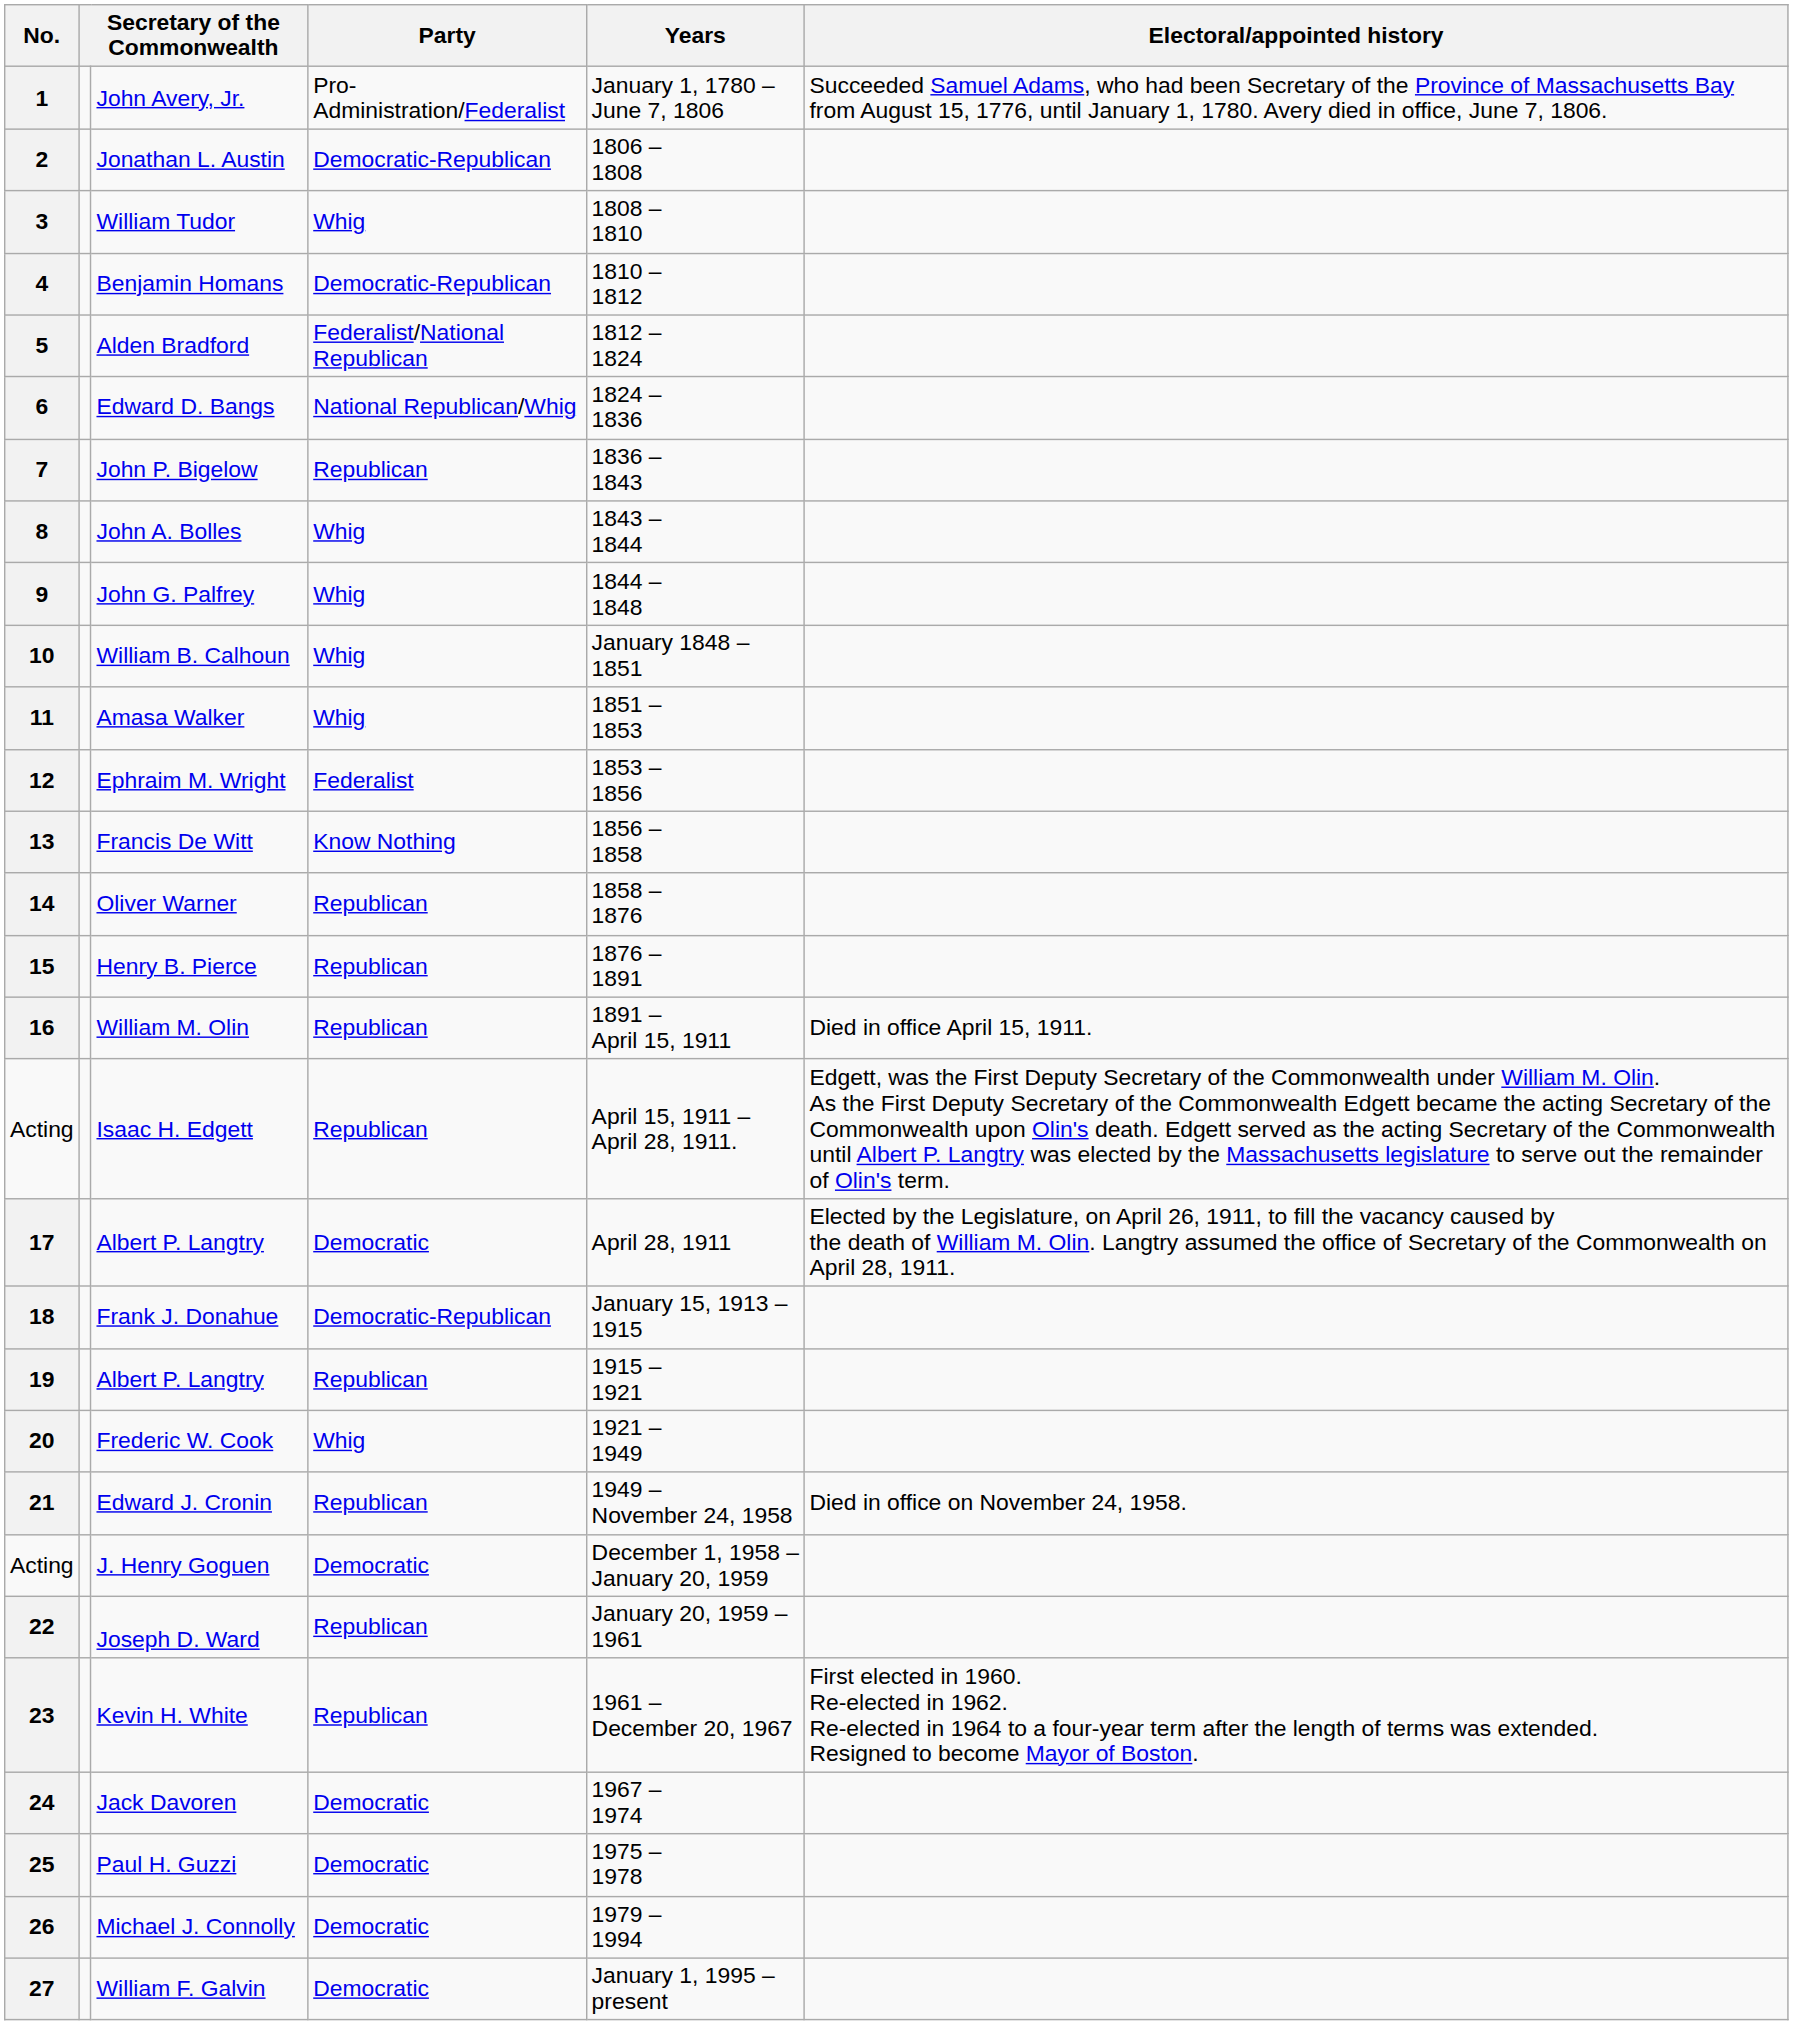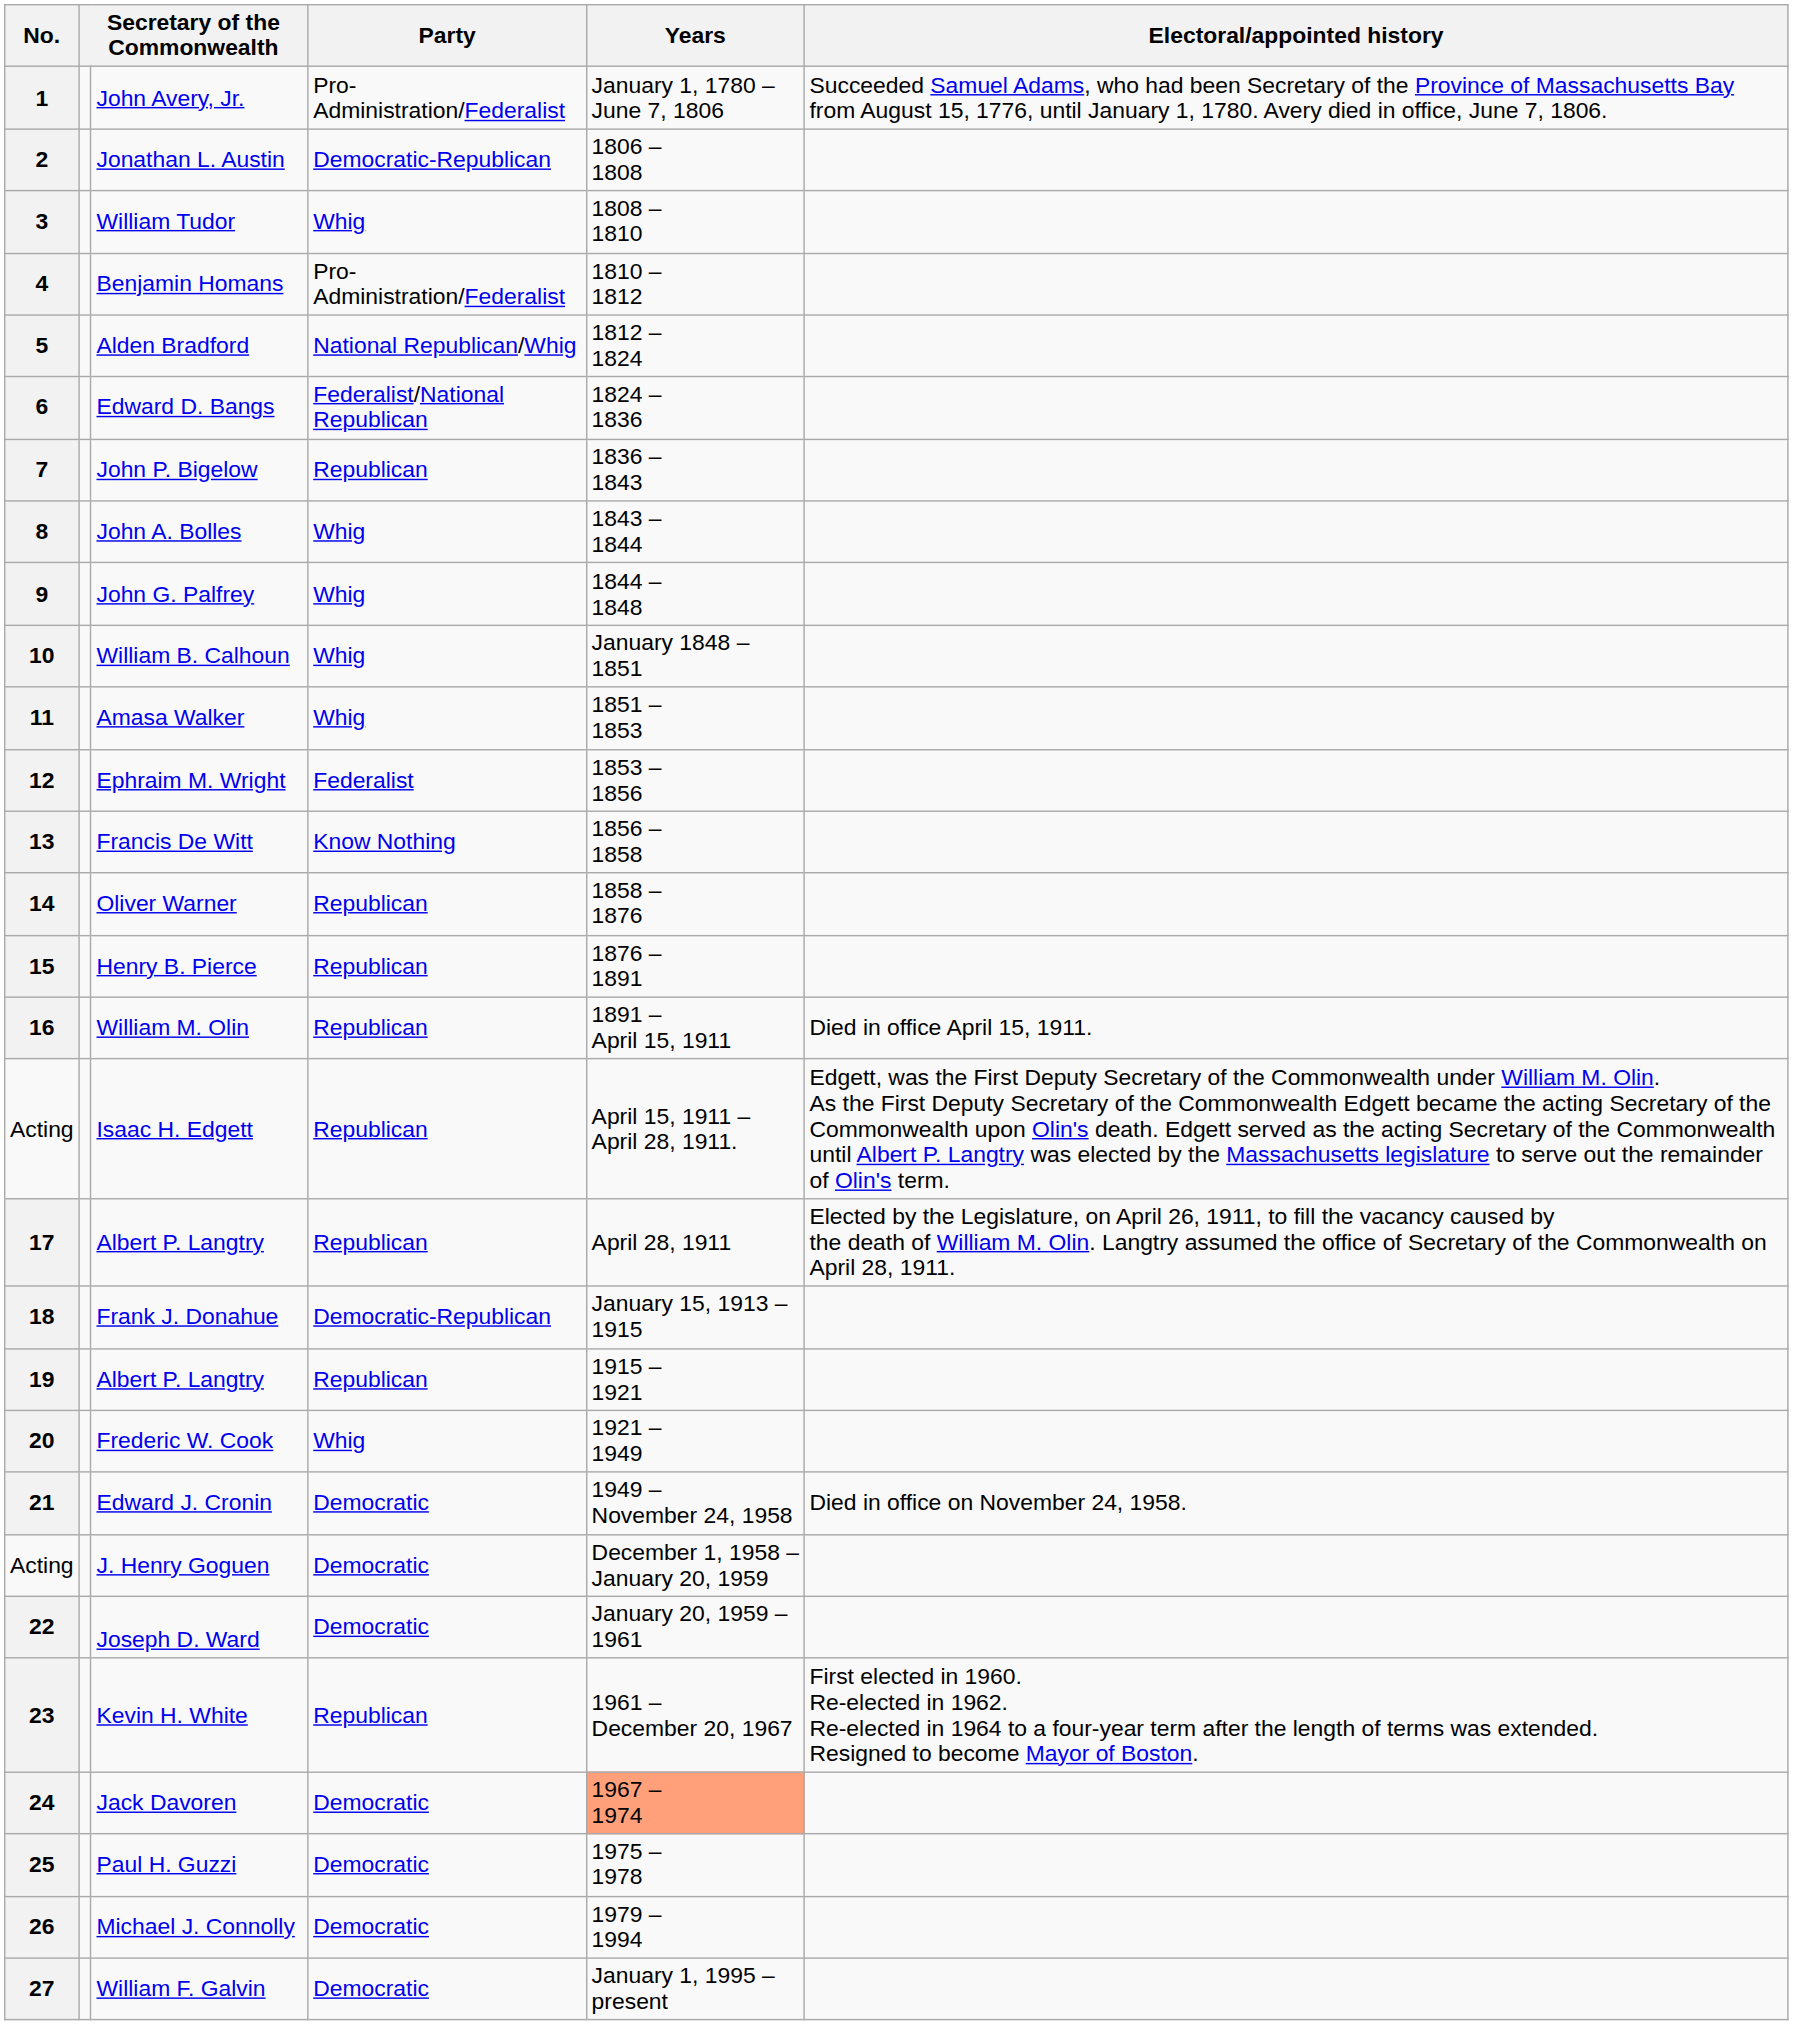(432, 283) Democratic-Republican -> (439, 283) Pro-Administration/Federalist
(409, 345) Federalist/National Republican -> (445, 345) National Republican/Whig
(445, 407) National Republican/Whig -> (409, 407) Federalist/National Republican
(371, 1242) Democratic -> (370, 1242) Republican
(370, 1503) Republican -> (371, 1503) Democratic
(370, 1627) Republican -> (371, 1627) Democratic
(627, 1802) no background -> (627, 1802) lightsalmon background
